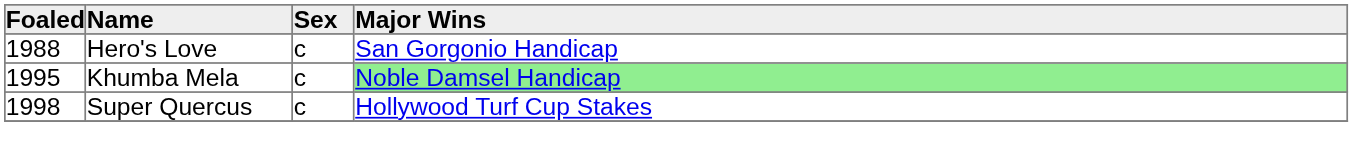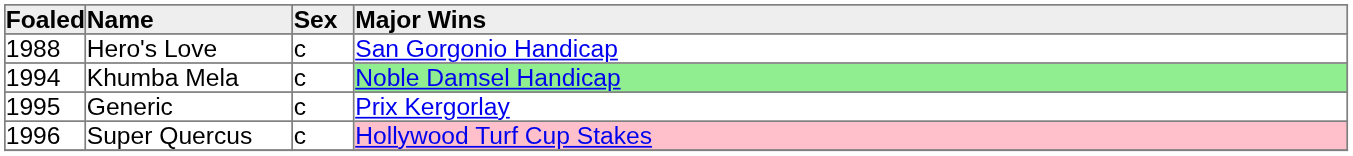(33, 78) 1995 -> (33, 78) 1994
+ row: (130, 107)
(33, 107) 1998 -> (33, 136) 1996
(504, 107) no background -> (504, 136) pink background
